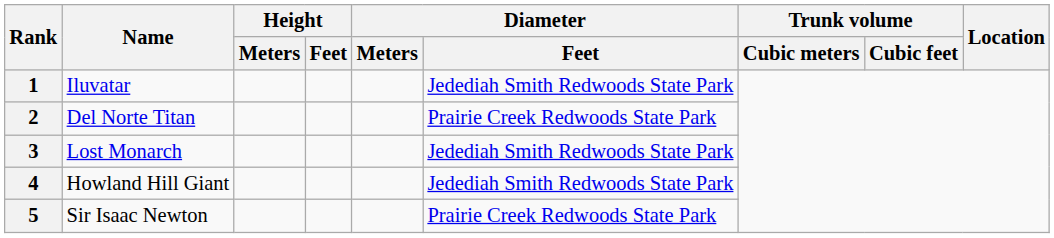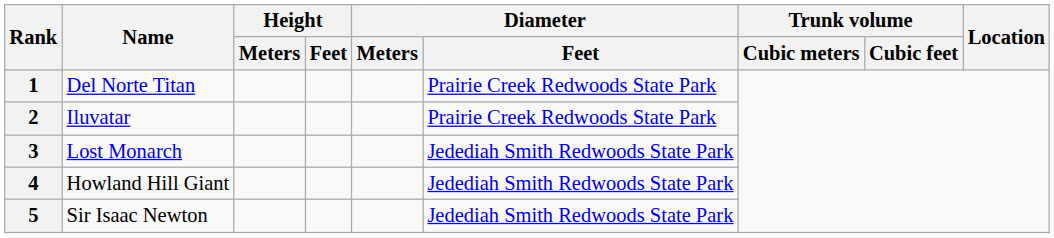(98, 85) Iluvatar -> (131, 85) Del Norte Titan
(580, 85) Jedediah Smith Redwoods State Park -> (572, 85) Prairie Creek Redwoods State Park
(131, 118) Del Norte Titan -> (98, 118) Iluvatar
(572, 215) Prairie Creek Redwoods State Park -> (580, 215) Jedediah Smith Redwoods State Park
